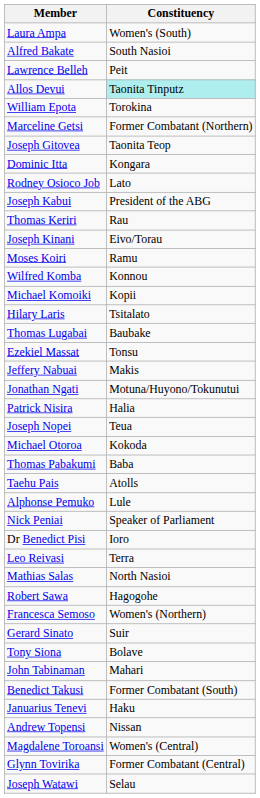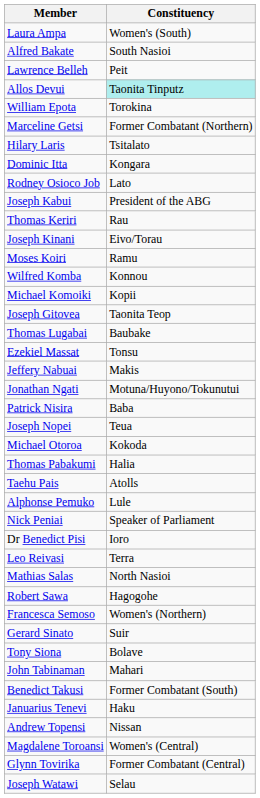rows swapped: (43, 145) <-> (36, 314)
(122, 408) Halia -> (121, 408) Baba
(121, 464) Baba -> (122, 464) Halia
